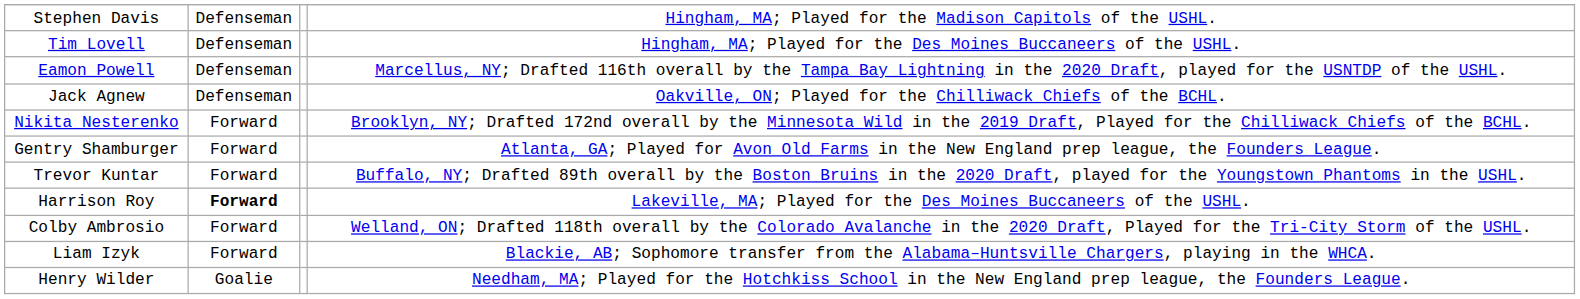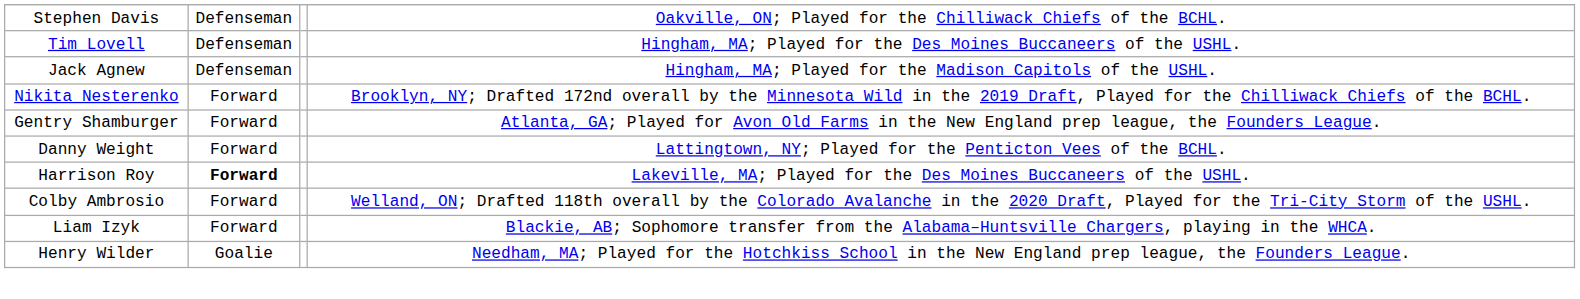(941, 18) Hingham, MA; Played for the Madison Capitols of the USHL. -> (941, 18) Oakville, ON; Played for the Chilliwack Chiefs of the BCHL.
- row: (96, 70)
(941, 97) Oakville, ON; Played for the Chilliwack Chiefs of the BCHL. -> (941, 70) Hingham, MA; Played for the Madison Capitols of the USHL.
- row: (96, 175)
+ row: (96, 149)
